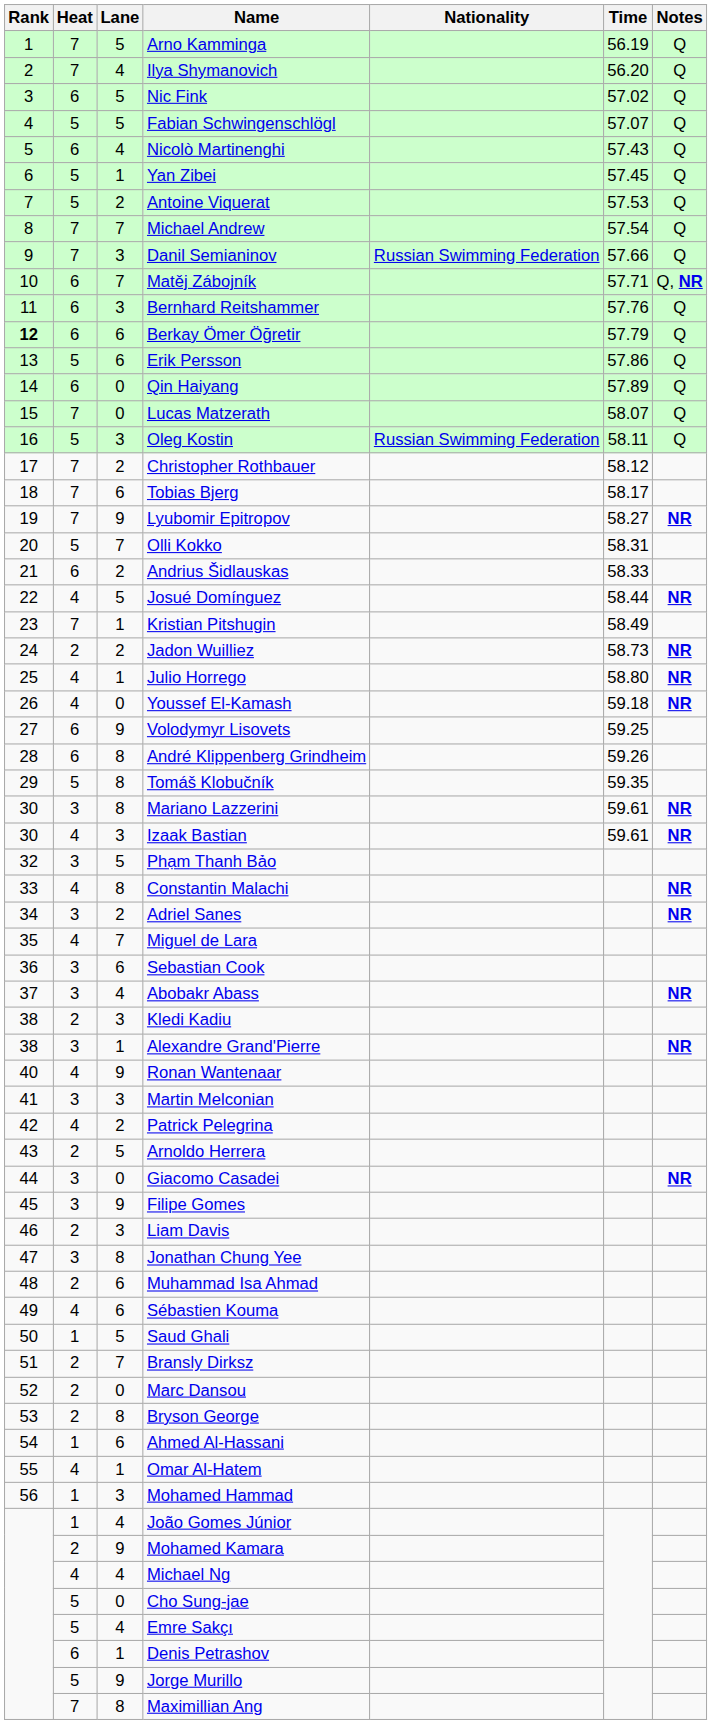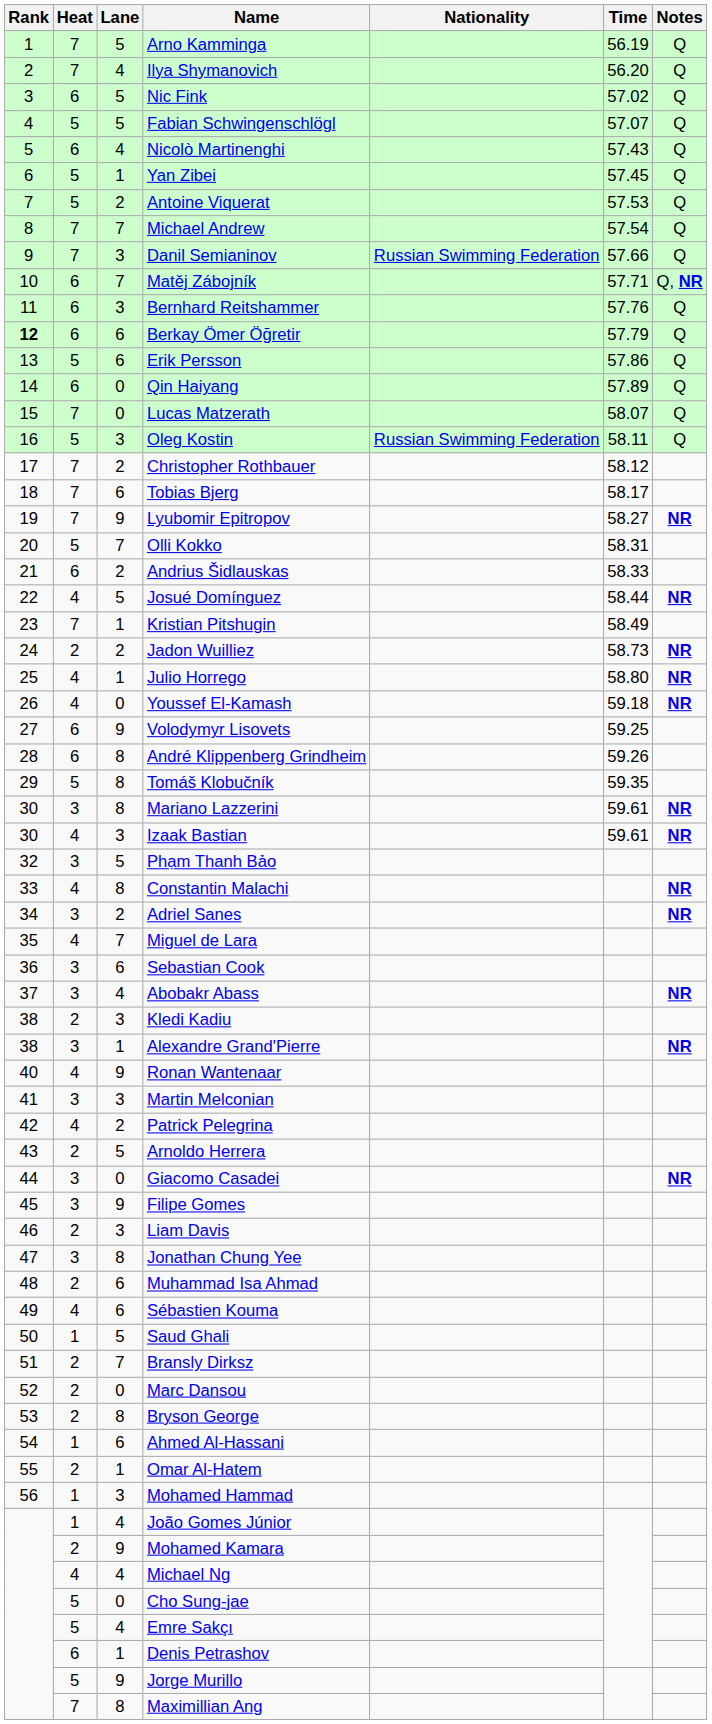(75, 1469) 4 -> (75, 1469) 2
